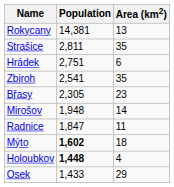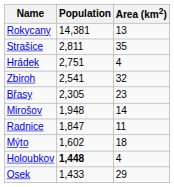(118, 63) 6 -> (118, 63) 4
(121, 79) 35 -> (121, 79) 32
(72, 143) bold -> (72, 143) normal
